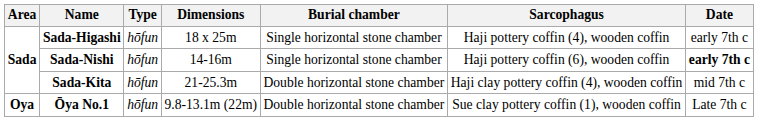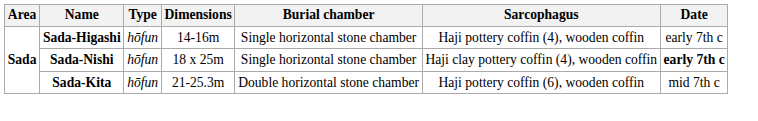(211, 37) 18 x 25m -> (198, 37) 14-16m
(211, 60) 14-16m -> (198, 60) 18 x 25m
(567, 60) Haji pottery coffin (6), wooden coffin -> (541, 60) Haji clay pottery coffin (4), wooden coffin
(567, 82) Haji clay pottery coffin (4), wooden coffin -> (541, 82) Haji pottery coffin (6), wooden coffin
- row: (82, 105)
